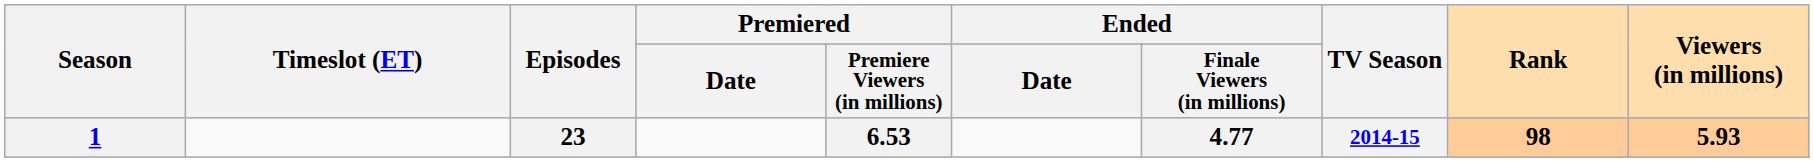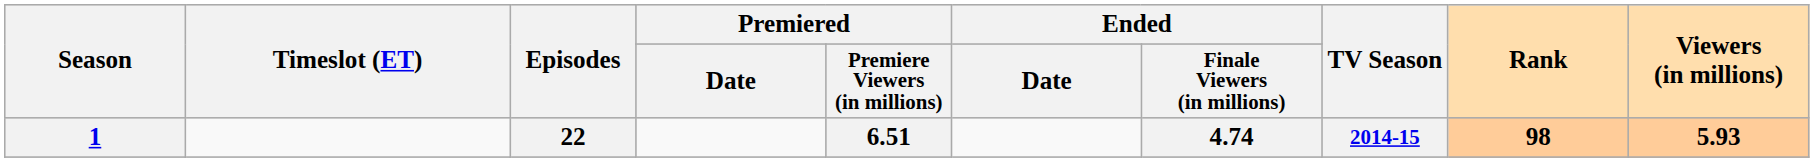(573, 136) 23 -> (573, 136) 22
(889, 136) 6.53 -> (889, 136) 6.51
(1232, 136) 4.77 -> (1232, 136) 4.74
